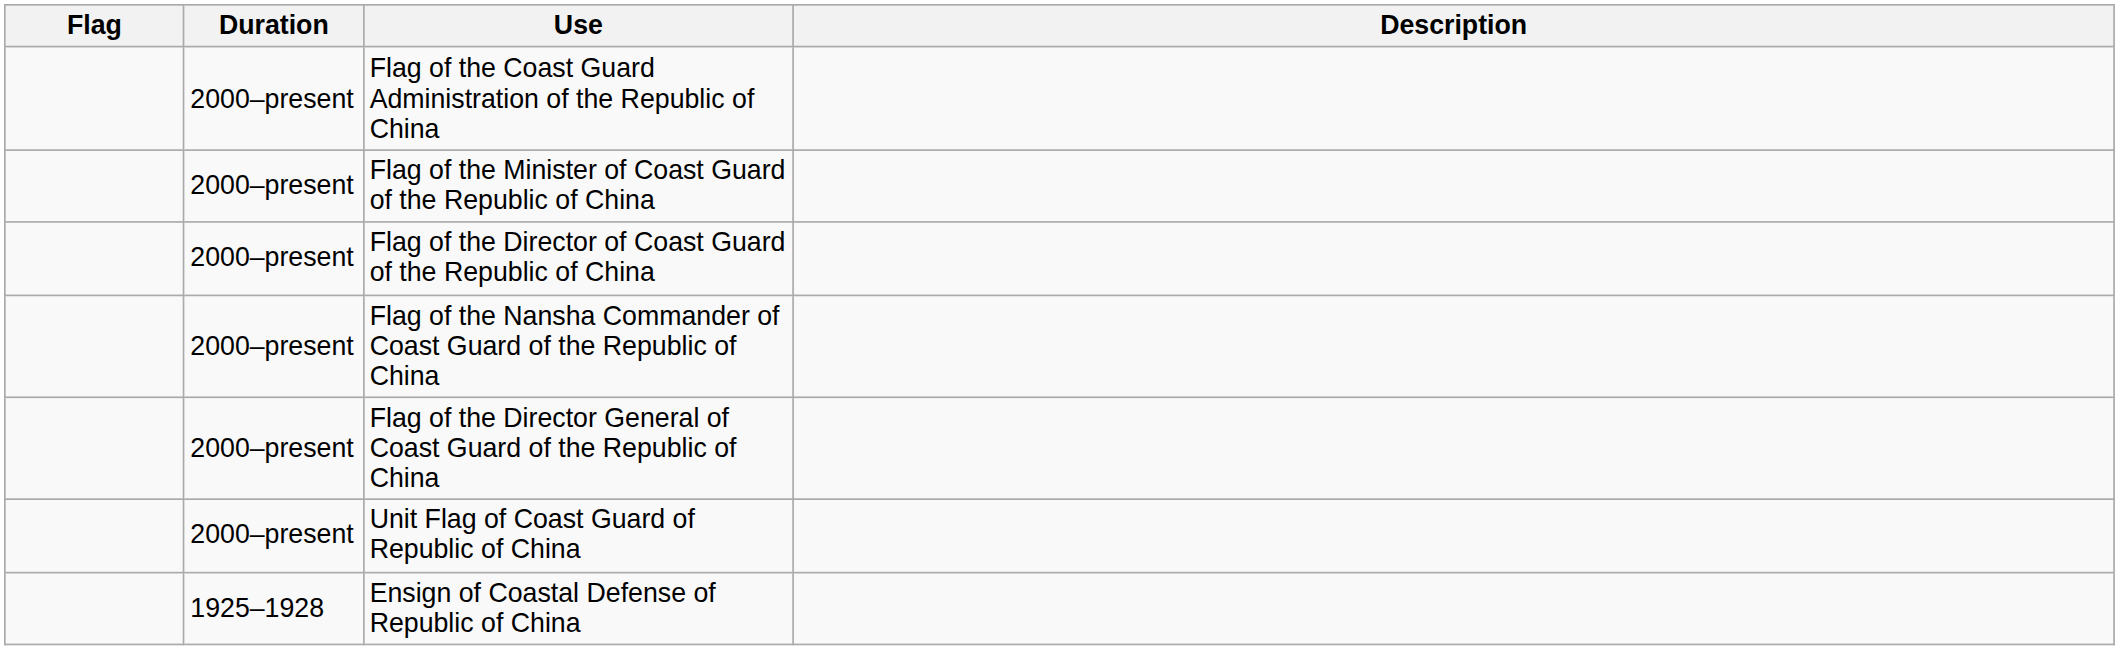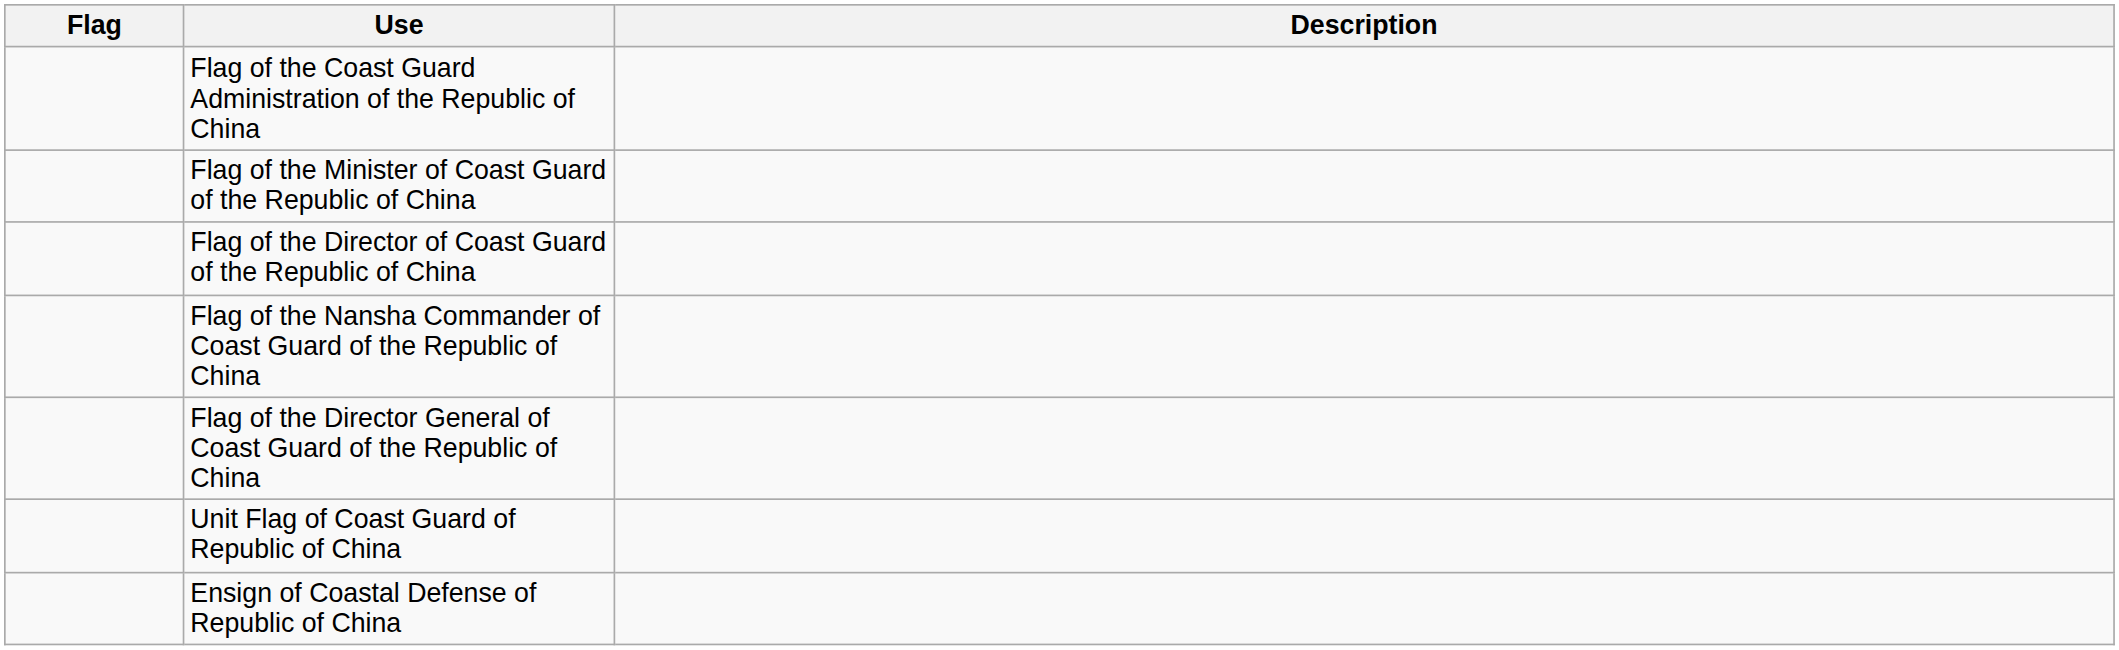- column: (274, 25)
